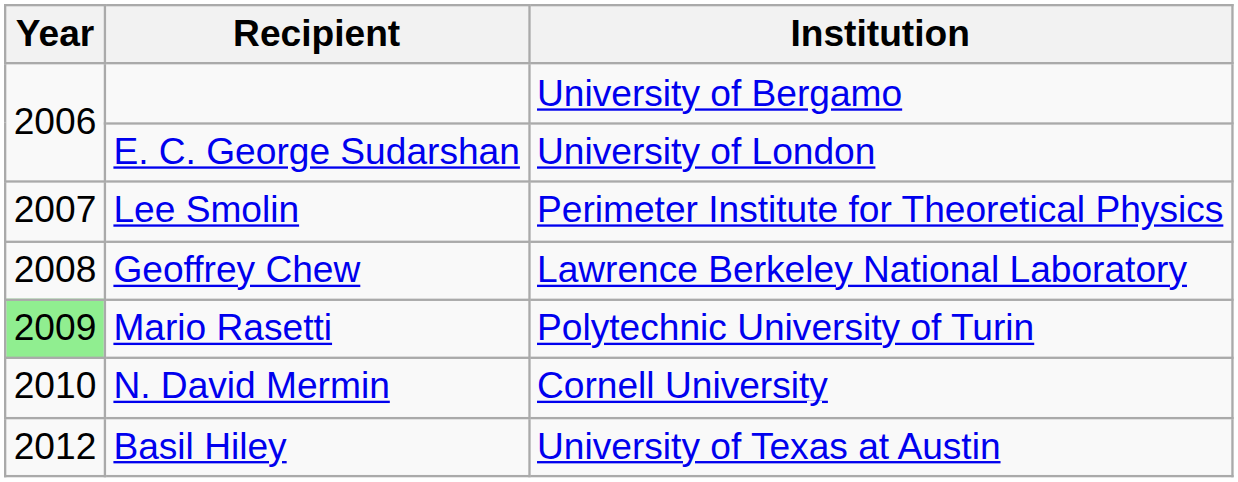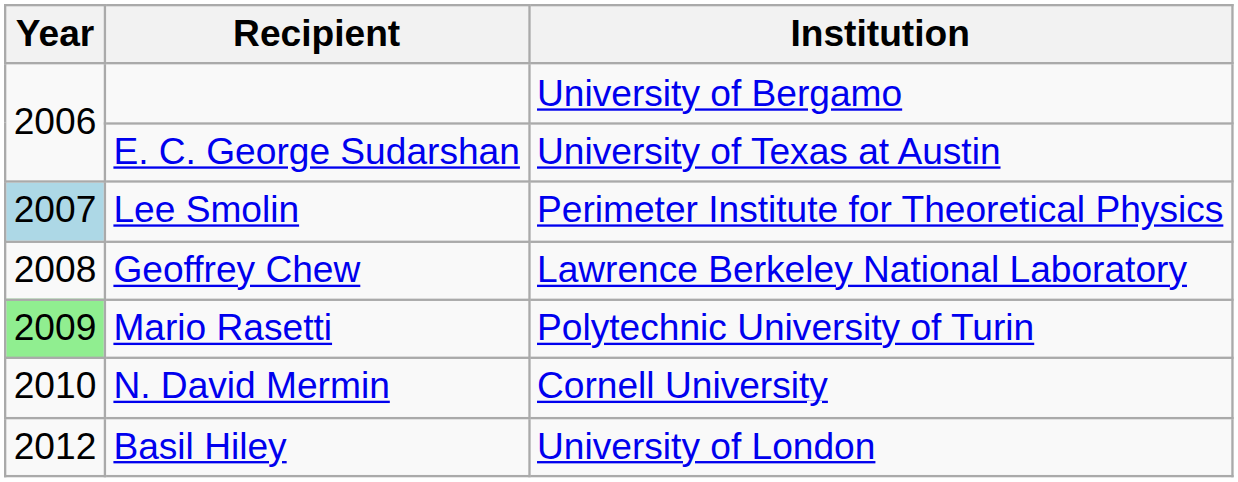(706, 151) University of London -> (769, 151) University of Texas at Austin
(55, 210) no background -> (55, 210) lightblue background
(769, 446) University of Texas at Austin -> (706, 446) University of London
